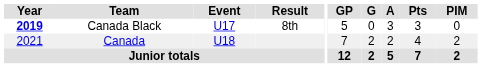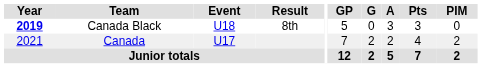(224, 26) U17 -> (224, 26) U18
(224, 41) U18 -> (224, 41) U17
